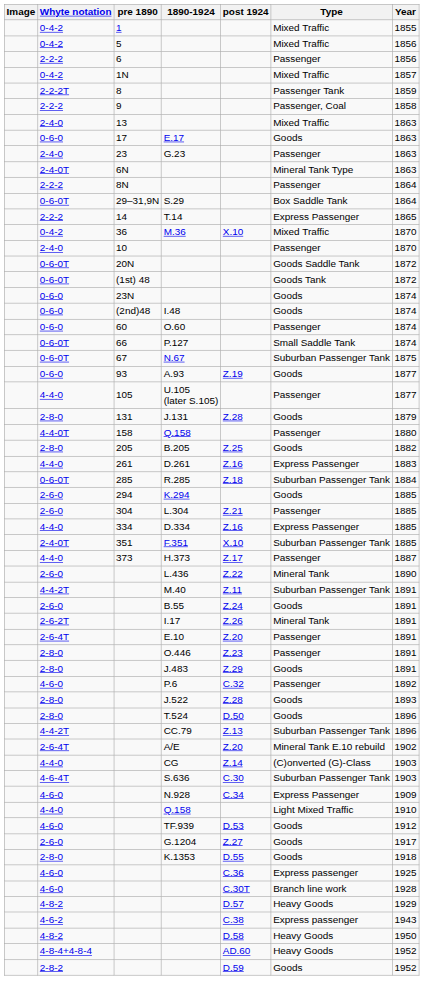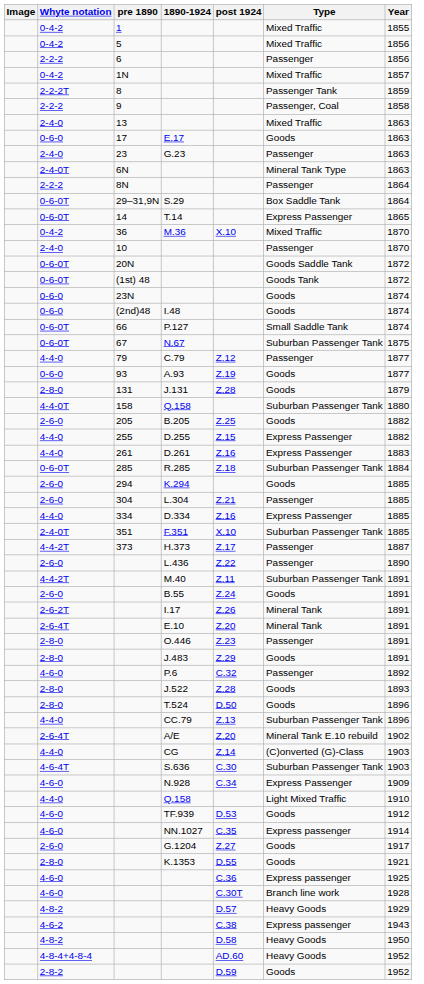(51, 216) 2-2-2 -> (54, 216) 0-6-0T
- row: (122, 327)
+ row: (122, 358)
- row: (124, 395)
(297, 432) Passenger -> (324, 405) Suburban Passenger Tank
(51, 448) 2-8-0 -> (51, 421) 2-6-0
+ row: (124, 437)
(51, 558) 4-4-0 -> (54, 547) 4-4-2T
(301, 574) Mineral Tank -> (290, 563) Passenger
(297, 637) Passenger -> (294, 625) Mineral Tank
(54, 731) 4-4-2T -> (51, 720) 4-4-0
+ row: (138, 830)
(405, 857) 1918 -> (398, 861) 1921
